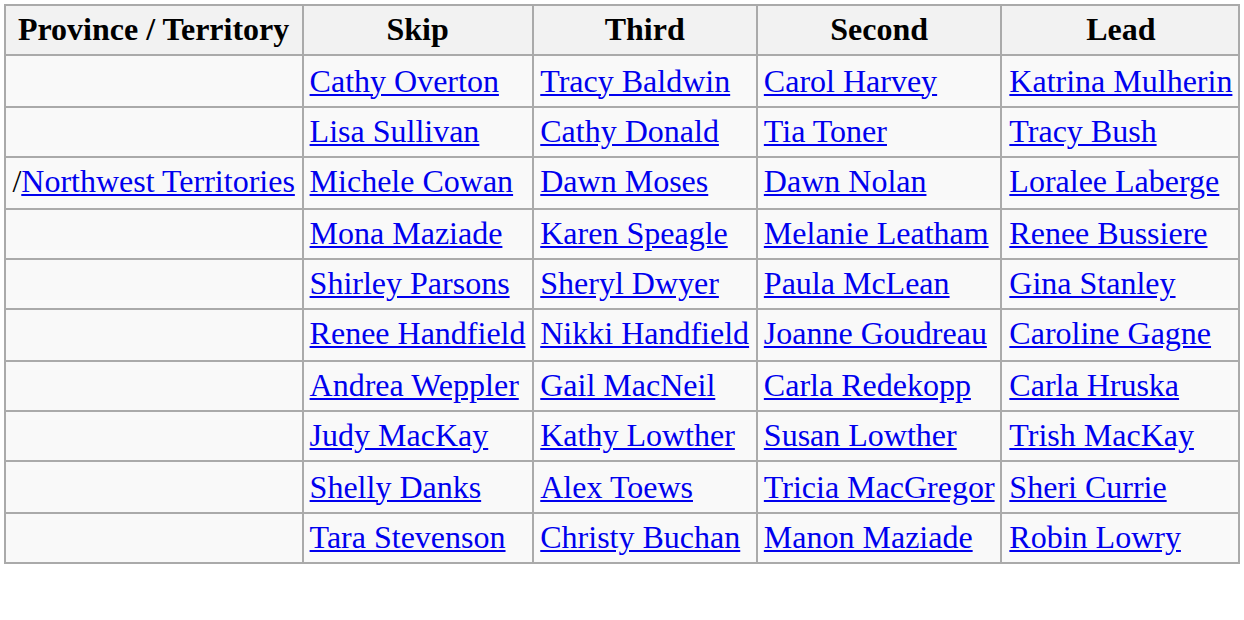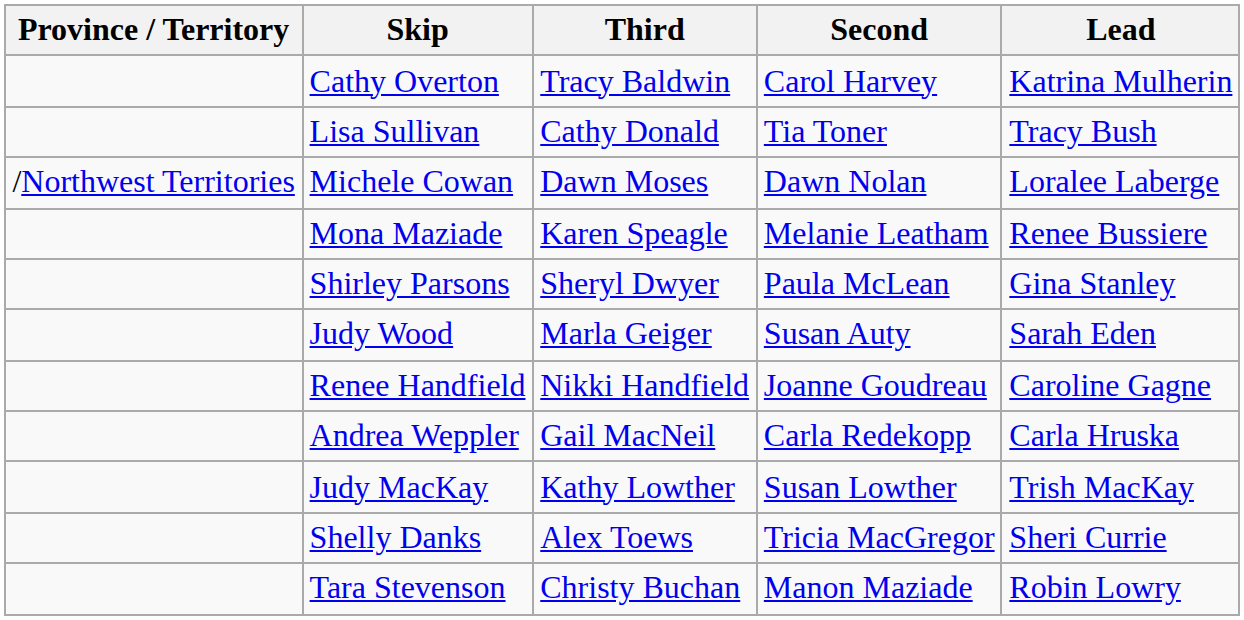+ row: (381, 334)
